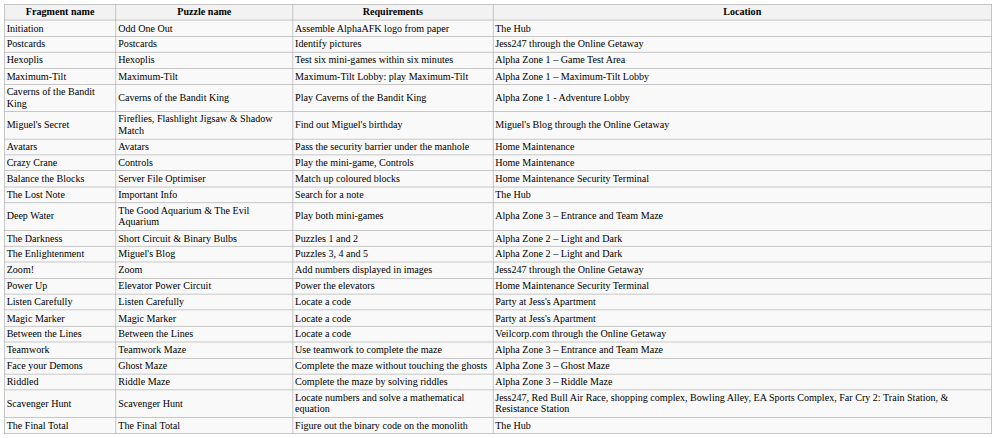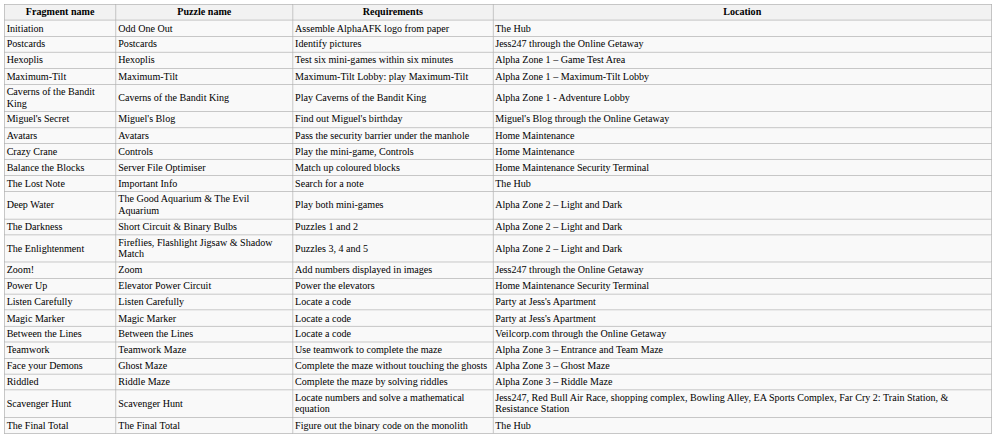(195, 125) Fireflies, Flashlight Jigsaw & Shadow Match -> (147, 119) Miguel's Blog
(579, 216) Alpha Zone 3 – Entrance and Team Maze -> (559, 205) Alpha Zone 2 – Light and Dark
(147, 254) Miguel's Blog -> (195, 248) Fireflies, Flashlight Jigsaw & Shadow Match
